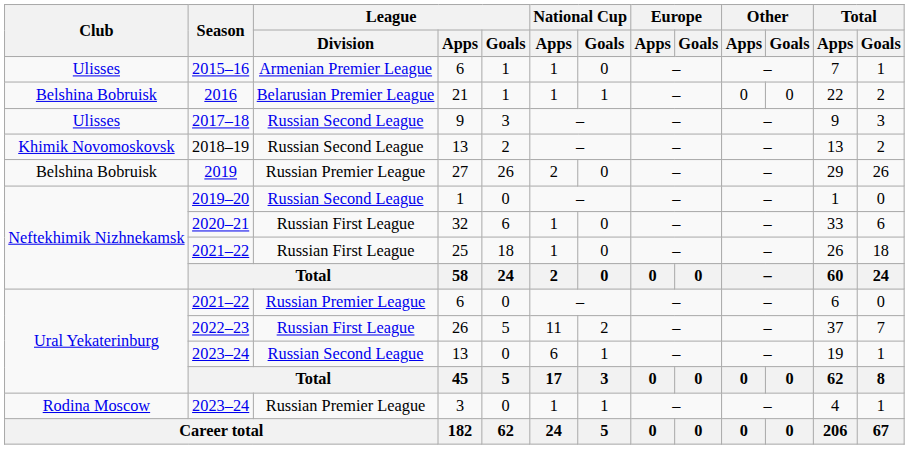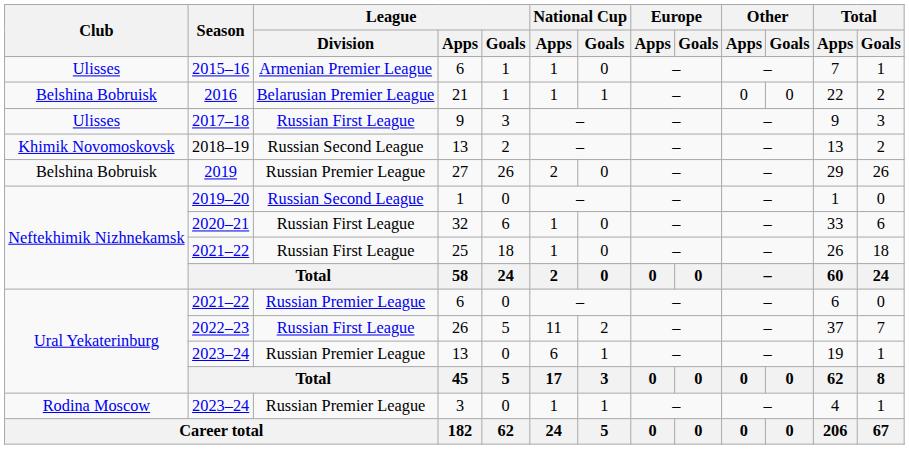(346, 120) Russian Second League -> (346, 120) Russian First League
(346, 353) Russian Second League -> (346, 353) Russian Premier League
